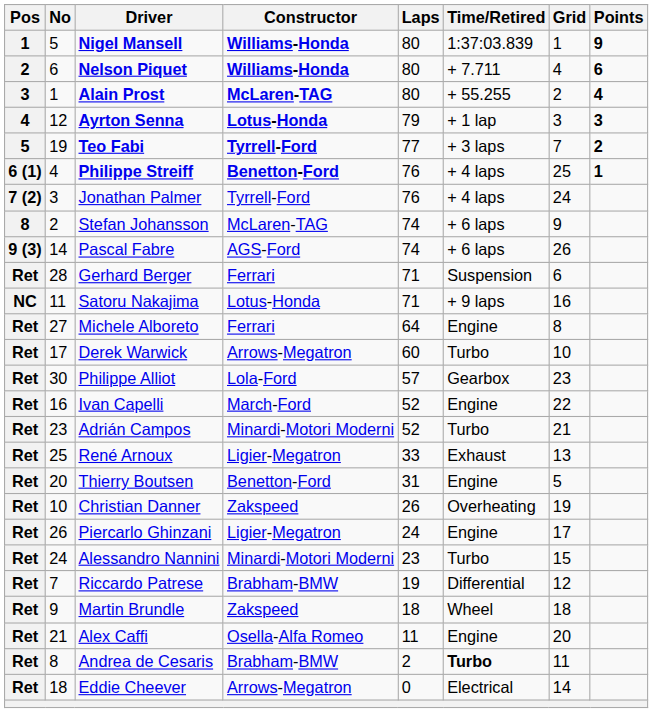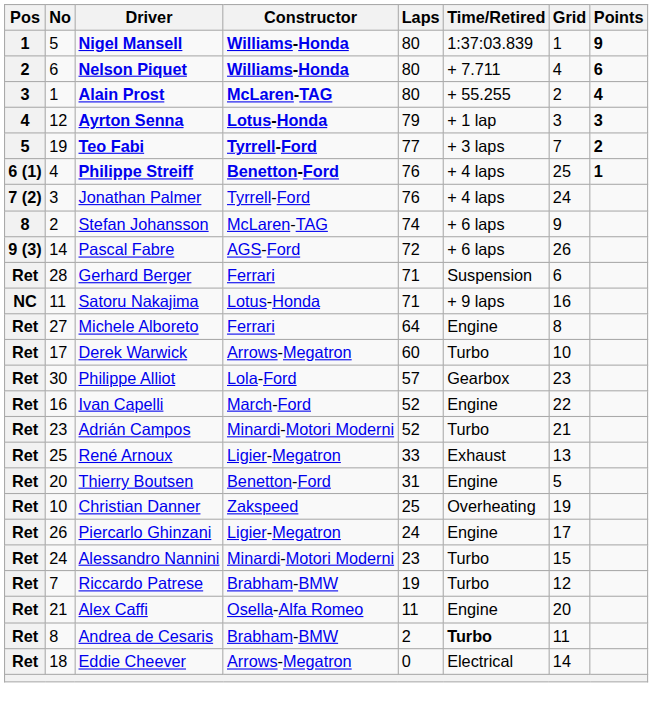(411, 249) 74 -> (411, 249) 72
(411, 507) 26 -> (411, 507) 25
(486, 584) Differential -> (468, 584) Turbo
- row: (131, 610)
